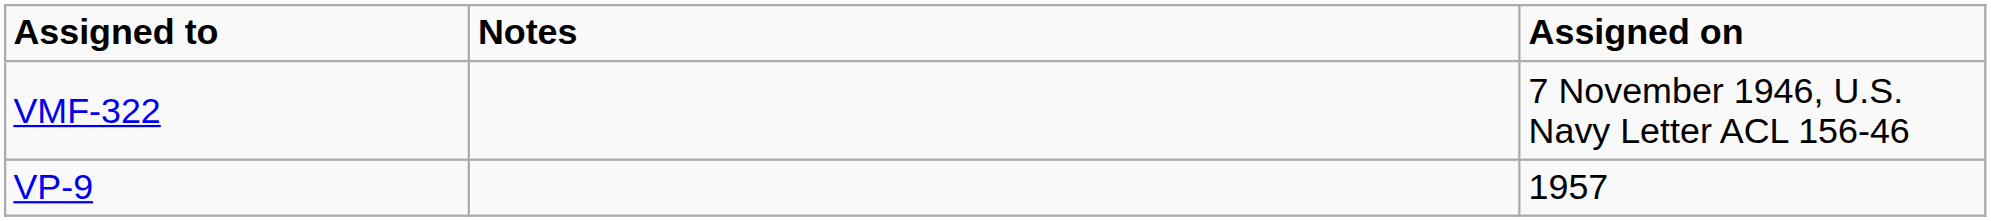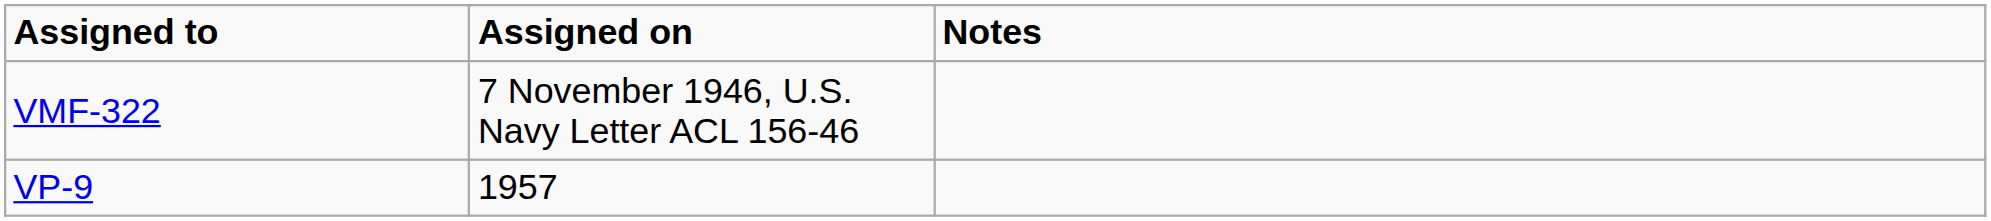columns swapped: (1636, 32) <-> (528, 32)
